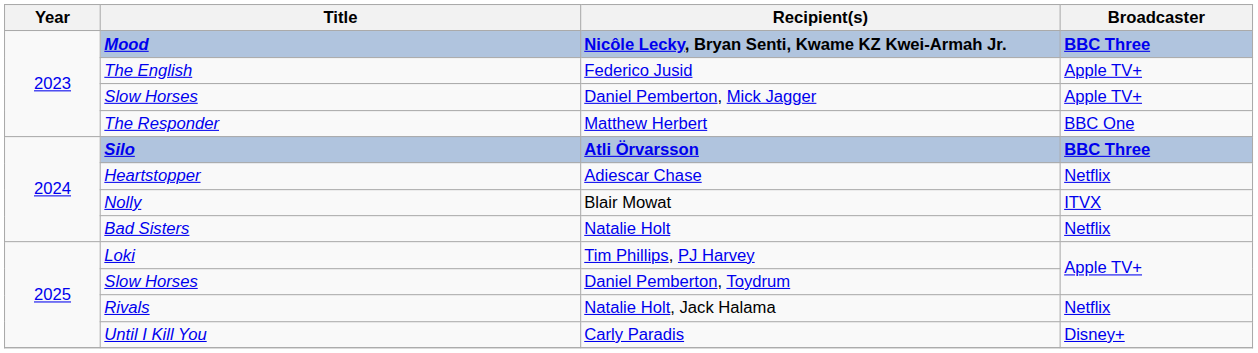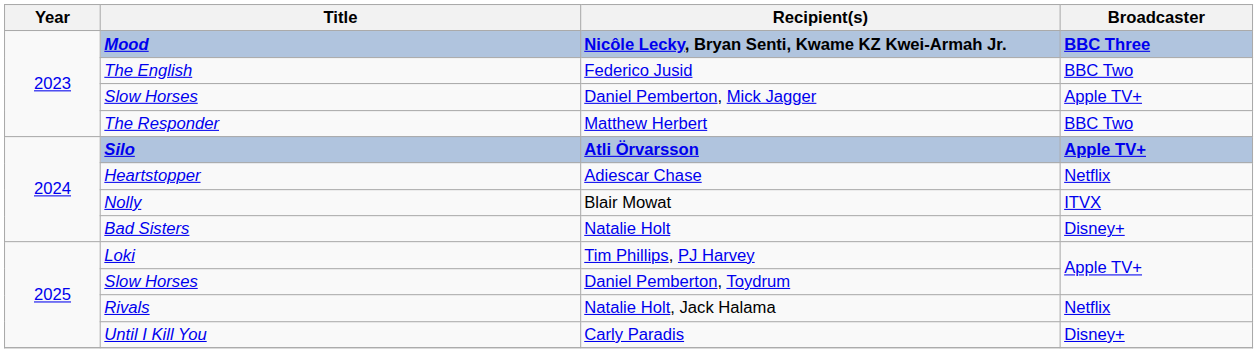(1103, 70) Apple TV+ -> (1099, 70) BBC Two
(1099, 123) BBC One -> (1099, 123) BBC Two
(1107, 149) BBC Three -> (1105, 149) Apple TV+
(1087, 228) Netflix -> (1094, 228) Disney+
